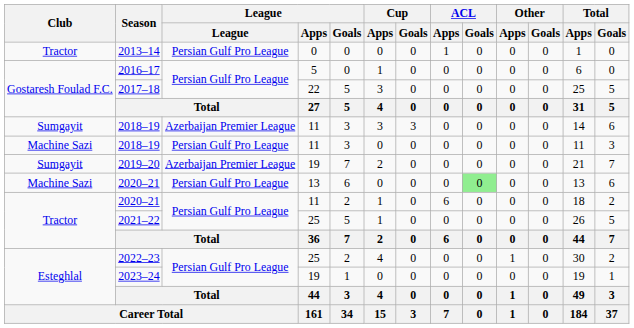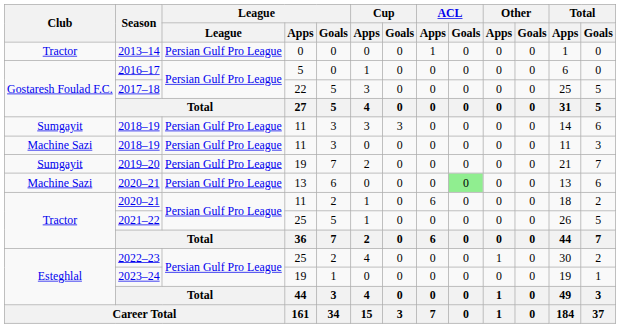(230, 126) Azerbaijan Premier League -> (223, 126) Persian Gulf Pro League
(230, 164) Azerbaijan Premier League -> (223, 164) Persian Gulf Pro League
